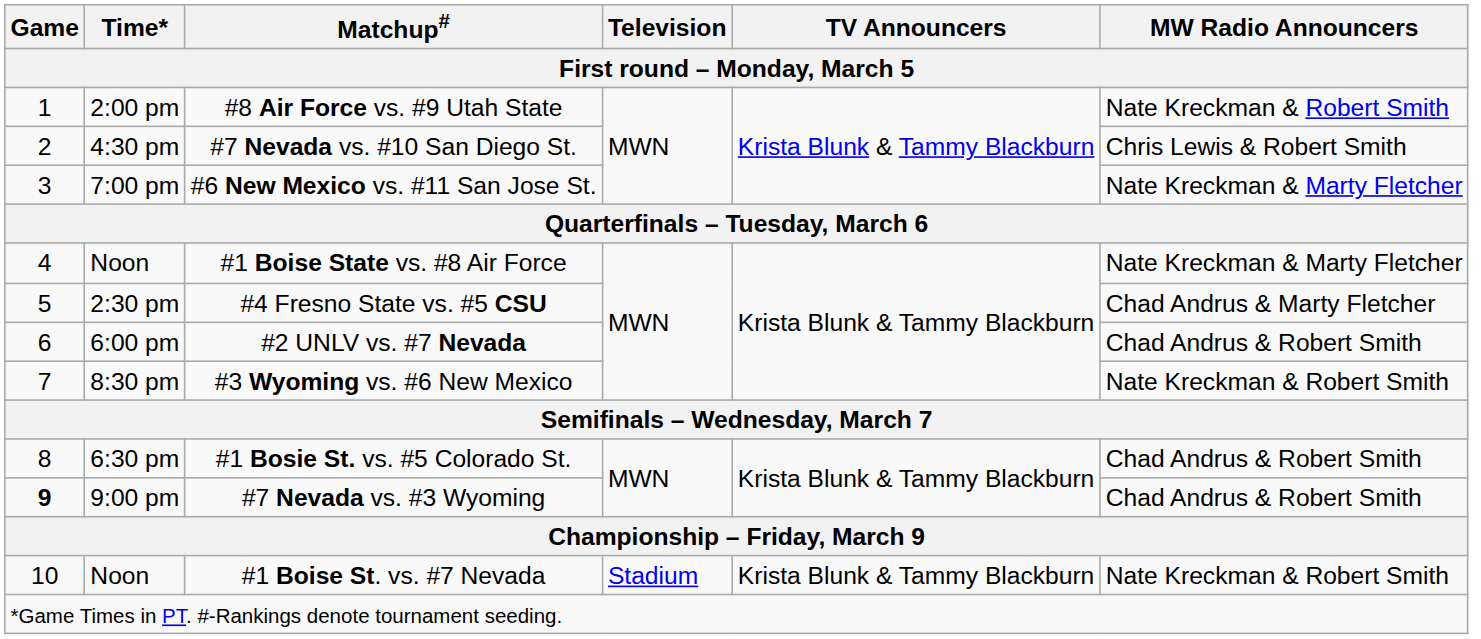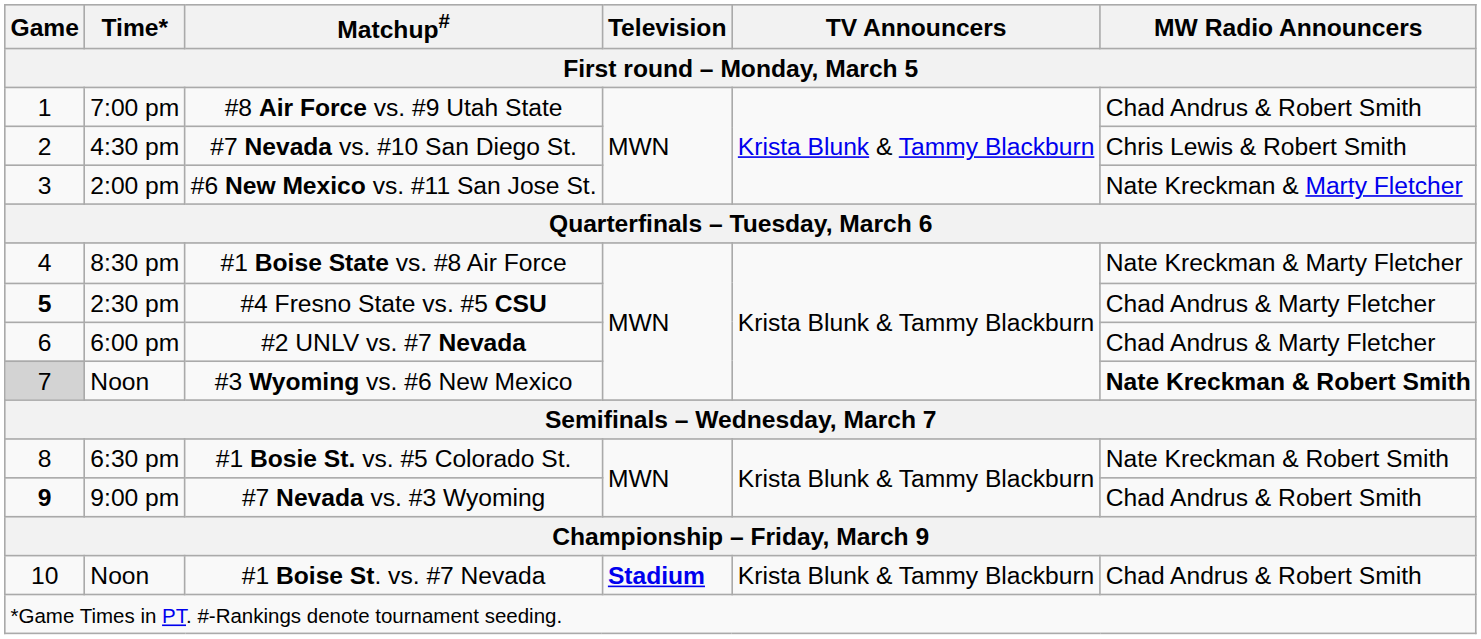(135, 107) 2:00 pm -> (135, 107) 7:00 pm
(1277, 107) Nate Kreckman & Robert Smith -> (1264, 107) Chad Andrus & Robert Smith
(135, 185) 7:00 pm -> (135, 185) 2:00 pm
(120, 263) Noon -> (135, 263) 8:30 pm
(45, 302) normal -> (45, 302) bold
(1264, 341) Chad Andrus & Robert Smith -> (1271, 341) Chad Andrus & Marty Fletcher
(45, 380) no background -> (45, 380) lightgrey background
(135, 380) 8:30 pm -> (120, 380) Noon
(1277, 380) normal -> (1288, 380) bold
(1264, 458) Chad Andrus & Robert Smith -> (1277, 458) Nate Kreckman & Robert Smith
(653, 575) normal -> (656, 575) bold
(1277, 575) Nate Kreckman & Robert Smith -> (1264, 575) Chad Andrus & Robert Smith
